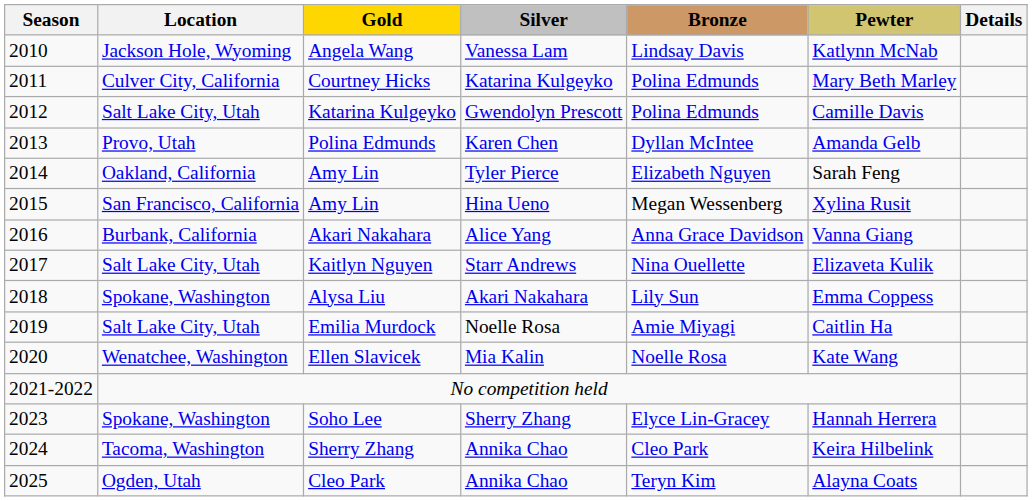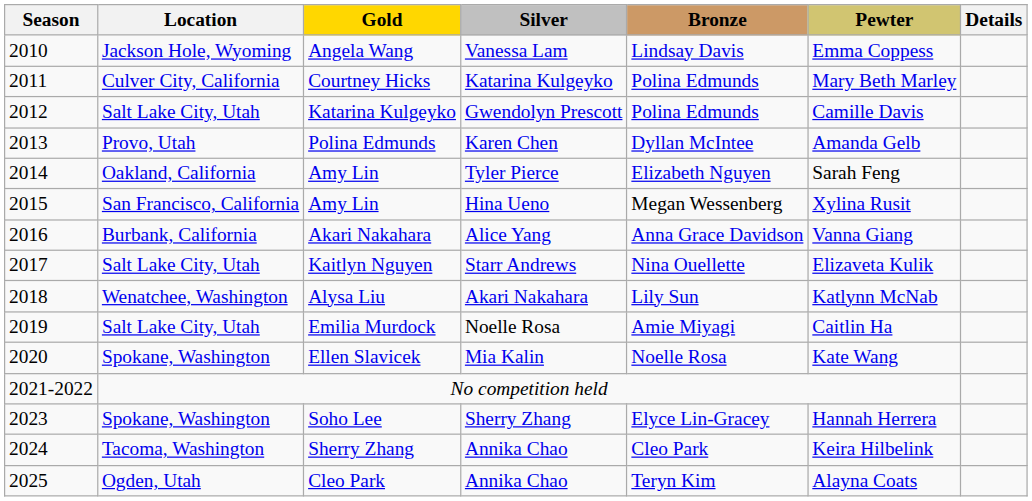(875, 50) Katlynn McNab -> (873, 50) Emma Coppess
(186, 296) Spokane, Washington -> (195, 296) Wenatchee, Washington
(873, 296) Emma Coppess -> (875, 296) Katlynn McNab
(195, 357) Wenatchee, Washington -> (186, 357) Spokane, Washington
